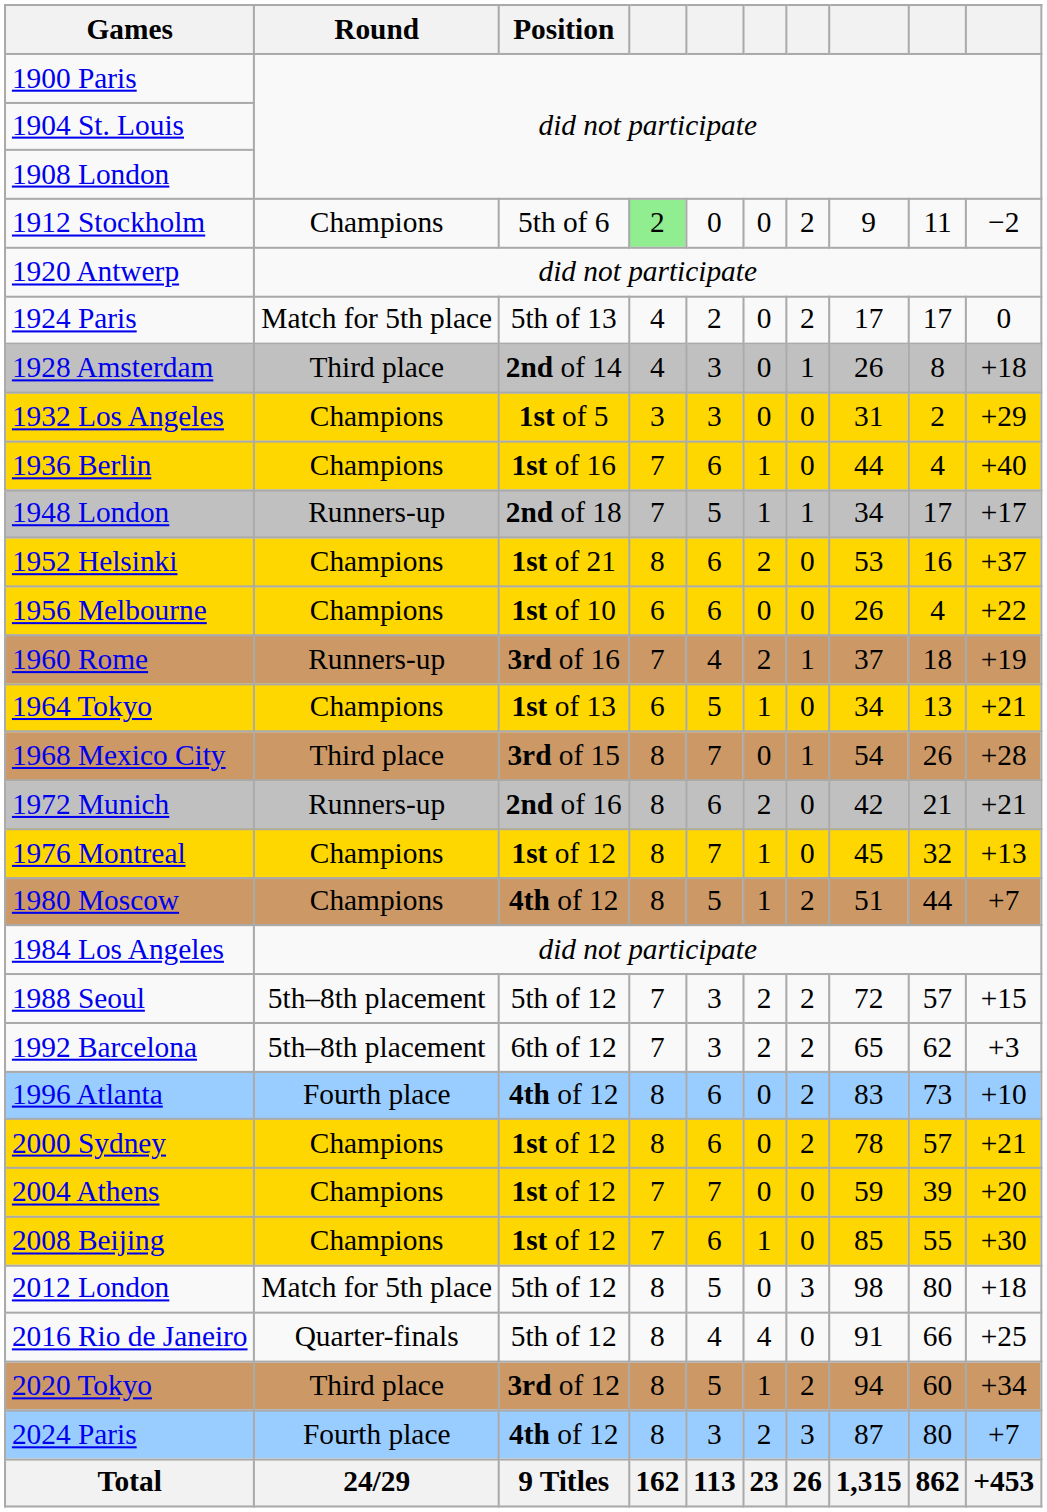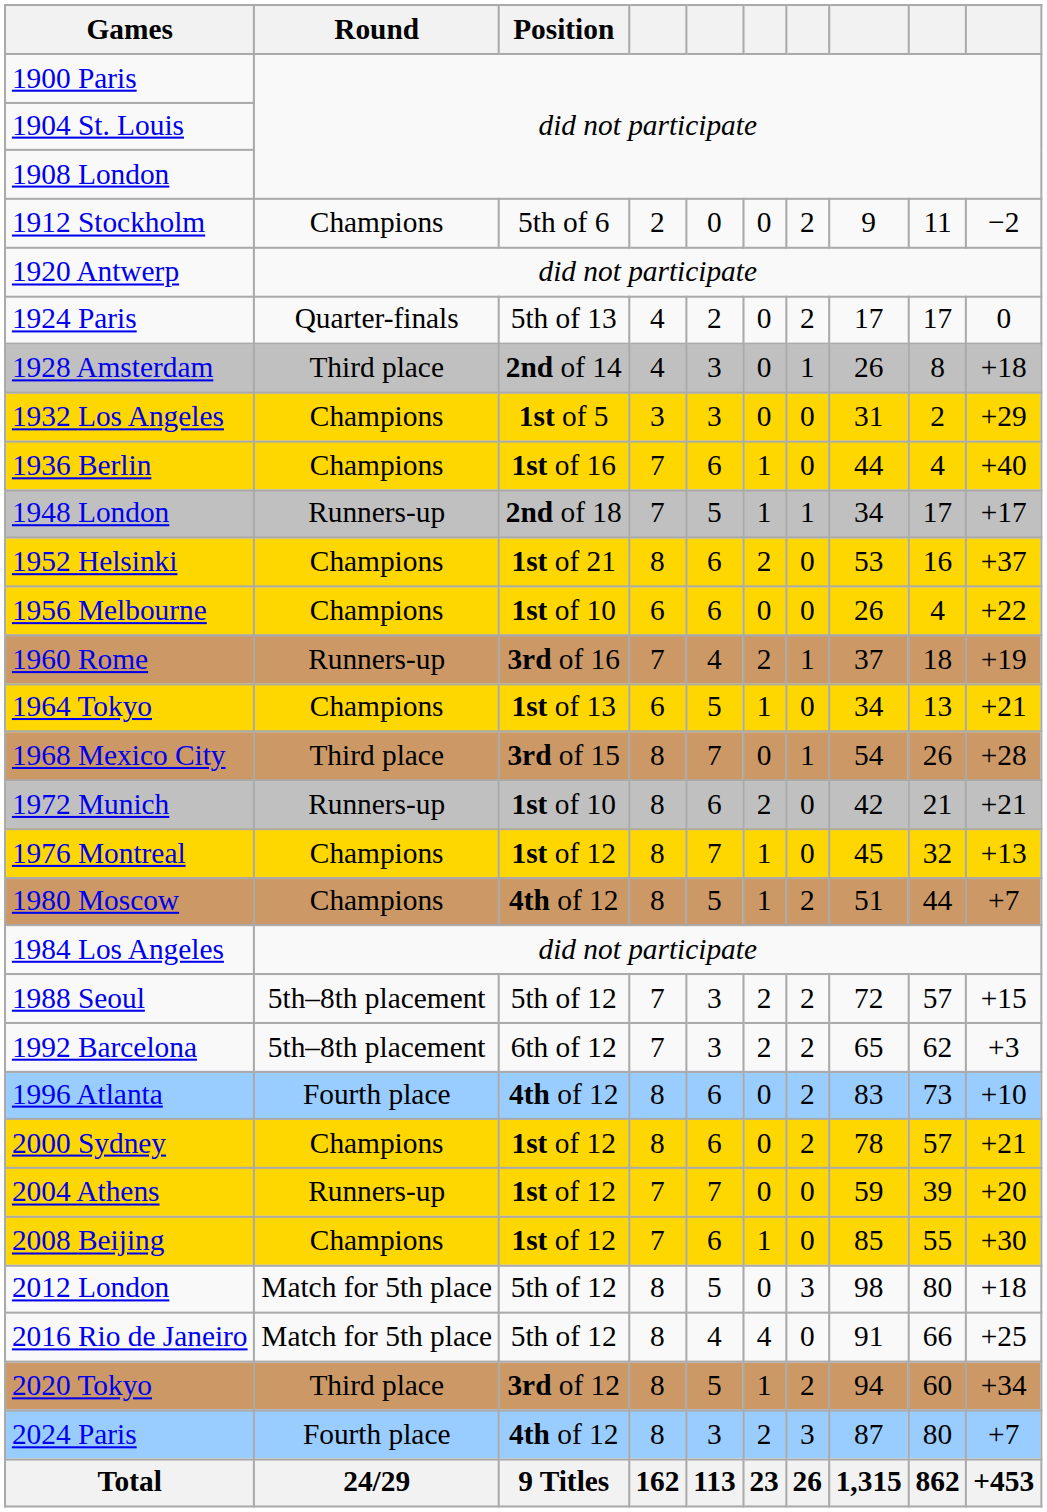(657, 222) lightgreen background -> (657, 222) no background
(377, 319) Match for 5th place -> (377, 319) Quarter-finals
(564, 804) 2nd of 16 -> (564, 804) 1st of 10
(377, 1191) Champions -> (377, 1191) Runners-up
(377, 1337) Quarter-finals -> (377, 1337) Match for 5th place
